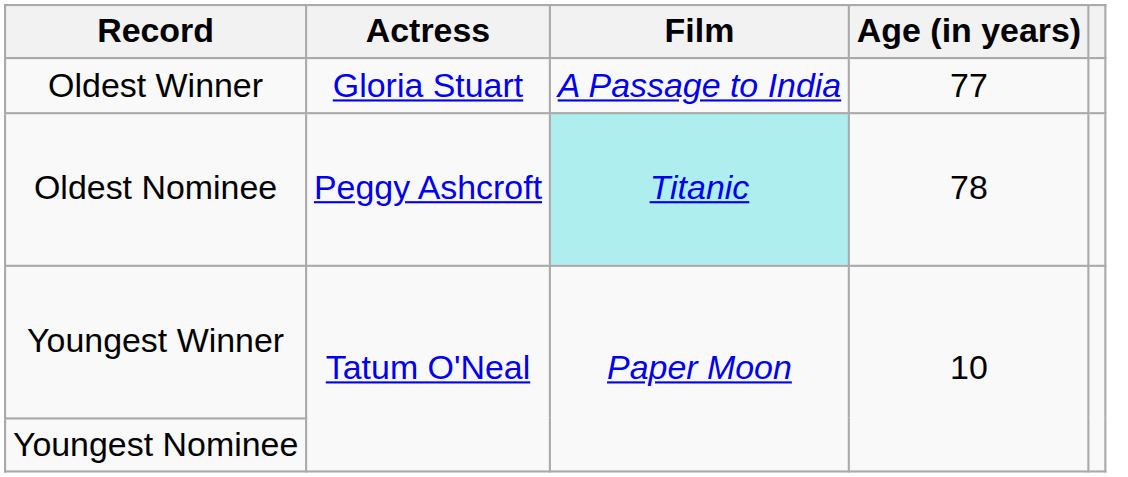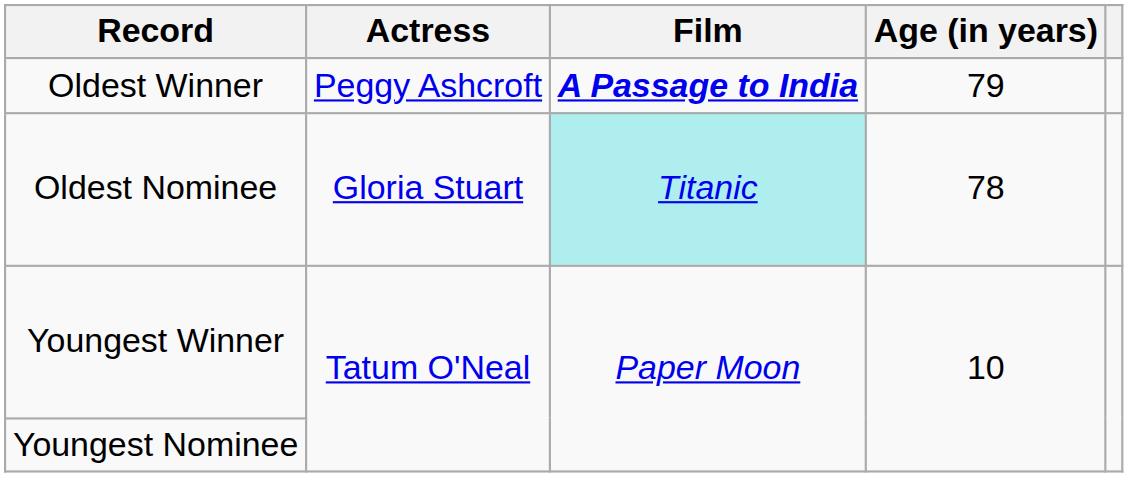(428, 85) Gloria Stuart -> (428, 85) Peggy Ashcroft
(699, 85) normal -> (708, 85) bold
(969, 85) 77 -> (986, 85) 79
(428, 188) Peggy Ashcroft -> (428, 188) Gloria Stuart
